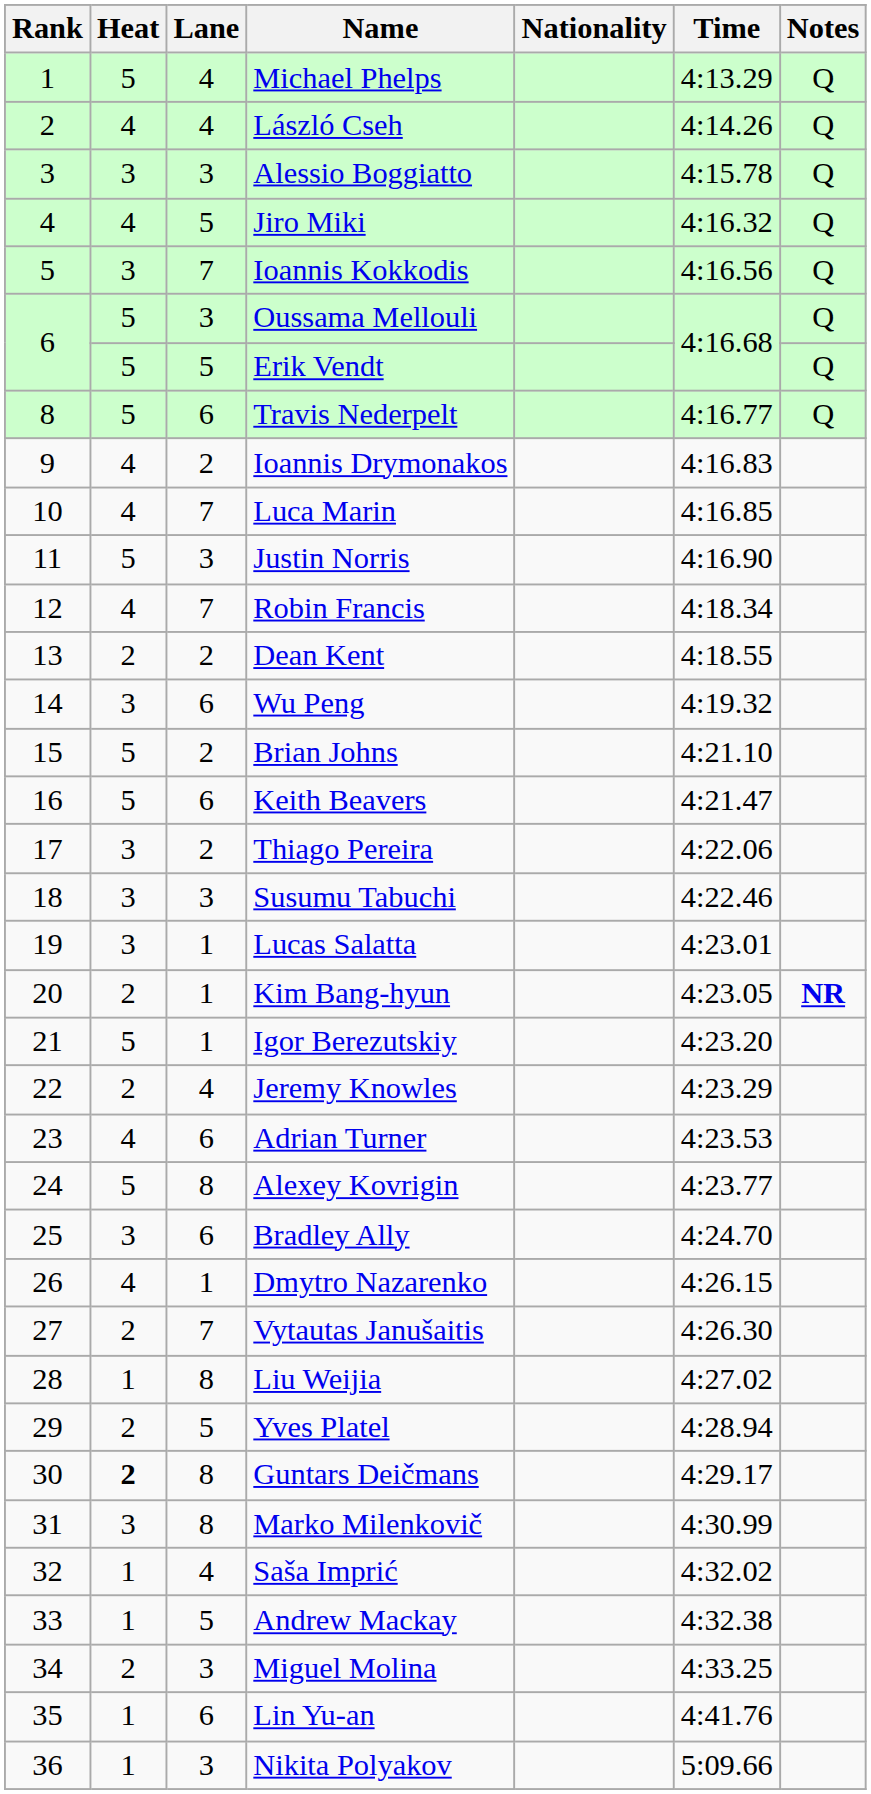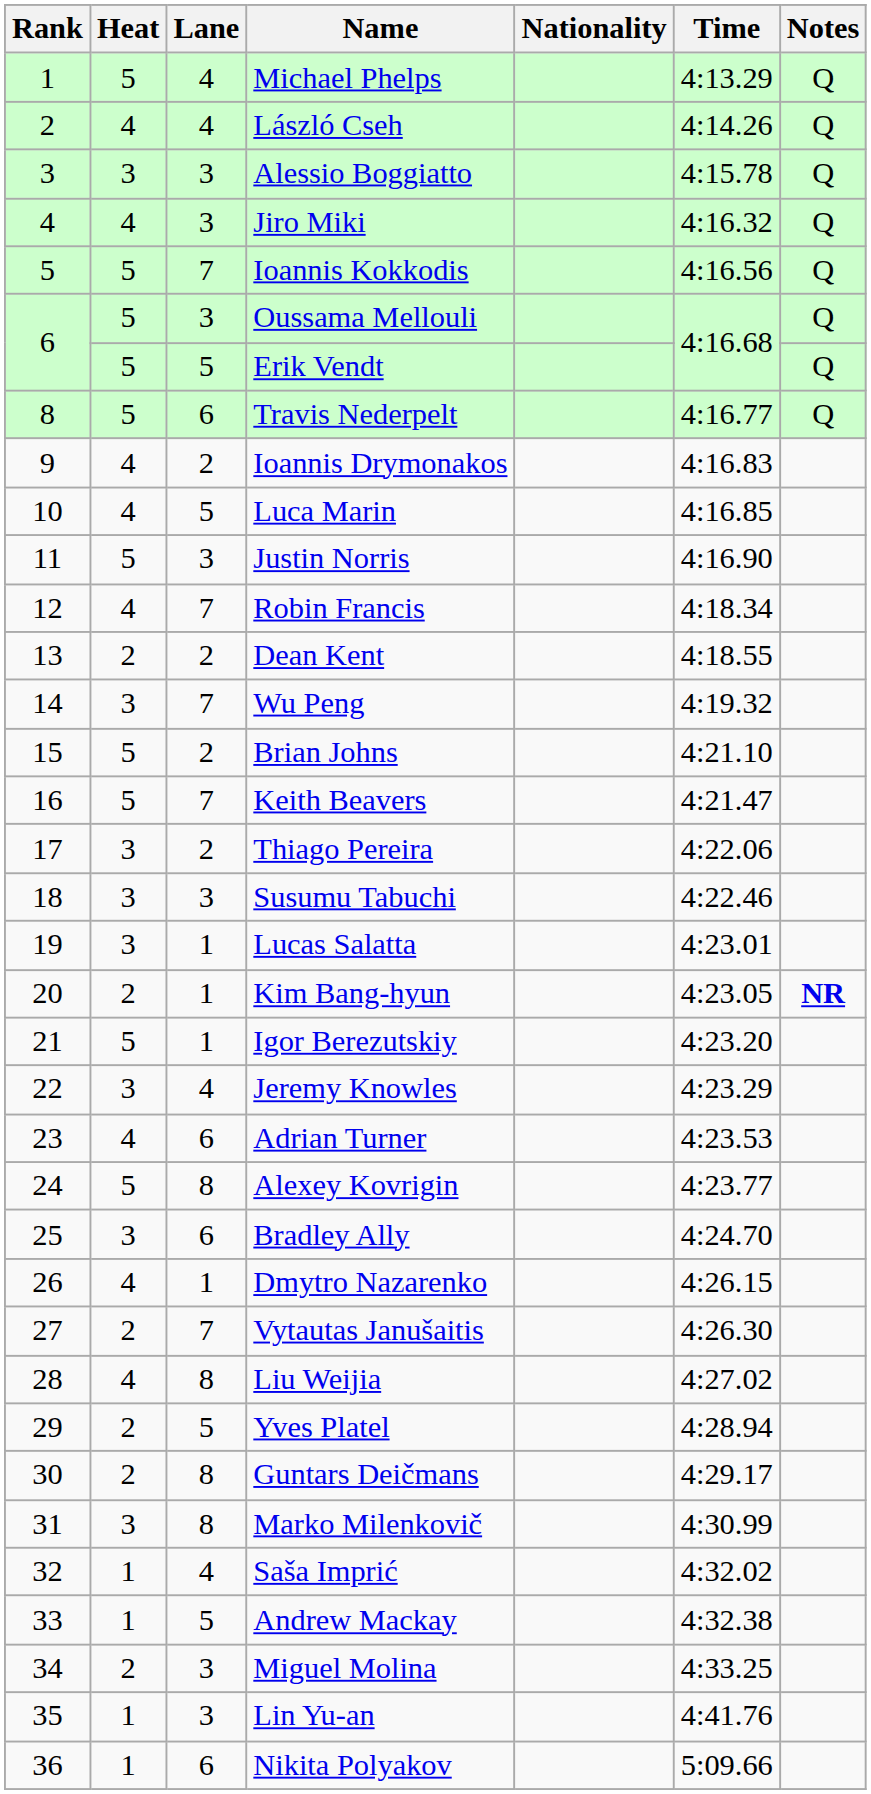(206, 221) 5 -> (206, 221) 3
(128, 269) 3 -> (128, 269) 5
(206, 510) 7 -> (206, 510) 5
(206, 703) 6 -> (206, 703) 7
(206, 800) 6 -> (206, 800) 7
(128, 1089) 2 -> (128, 1089) 3
(128, 1378) 1 -> (128, 1378) 4
(128, 1474) bold -> (128, 1474) normal
(206, 1716) 6 -> (206, 1716) 3
(206, 1764) 3 -> (206, 1764) 6
